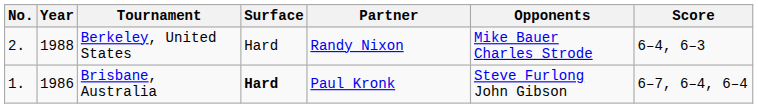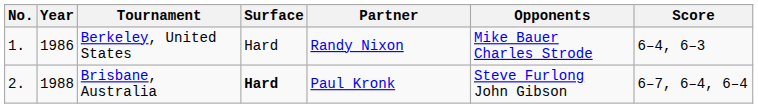(16, 46) 2. -> (16, 46) 1.
(57, 46) 1988 -> (57, 46) 1986
(16, 84) 1. -> (16, 84) 2.
(57, 84) 1986 -> (57, 84) 1988
